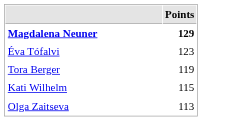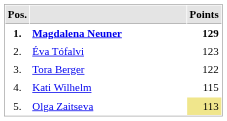+ column: (17, 14)
(186, 69) 119 -> (211, 69) 122
(186, 106) no background -> (211, 106) khaki background
